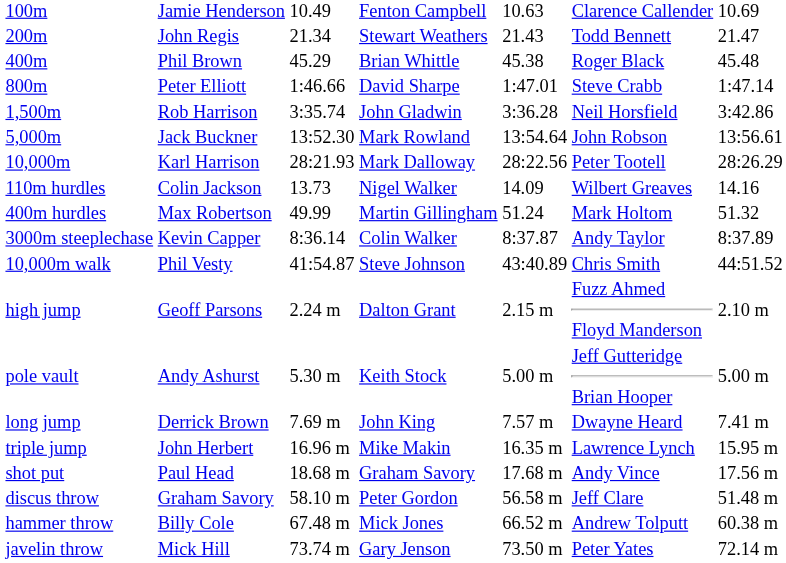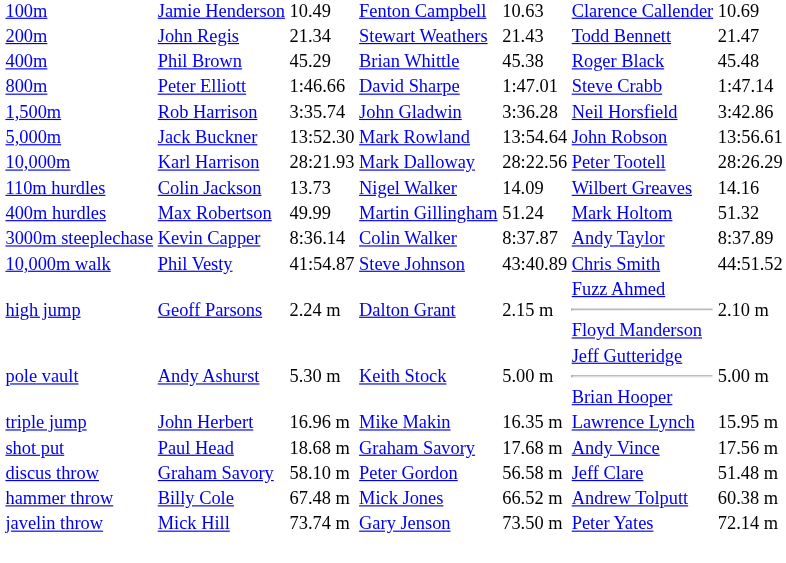- row: (43, 422)
